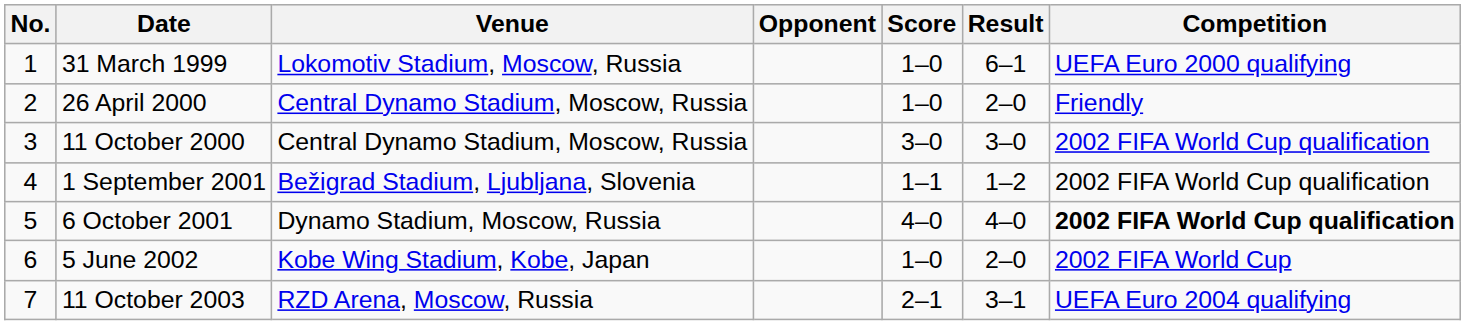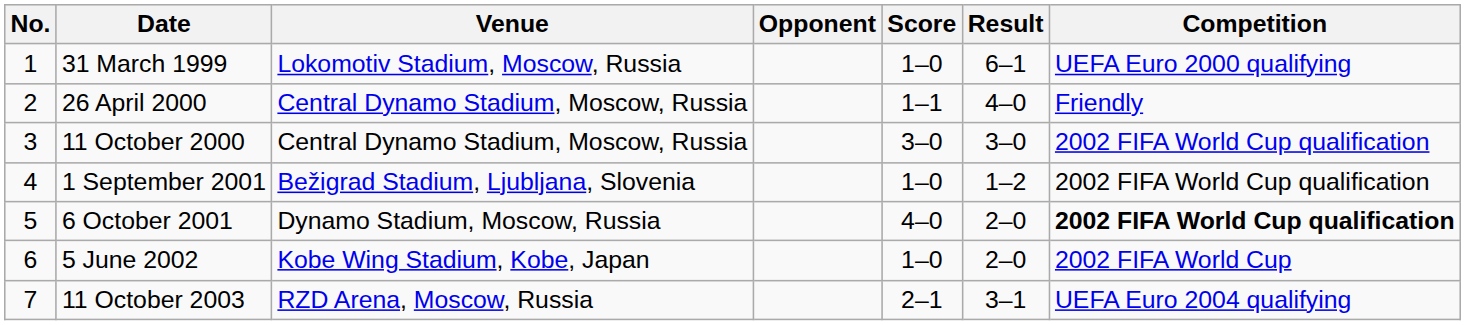(922, 102) 1–0 -> (922, 102) 1–1
(1006, 102) 2–0 -> (1006, 102) 4–0
(922, 181) 1–1 -> (922, 181) 1–0
(1006, 220) 4–0 -> (1006, 220) 2–0
